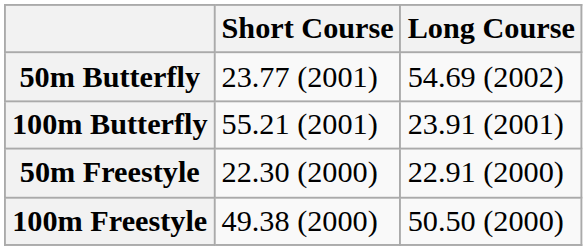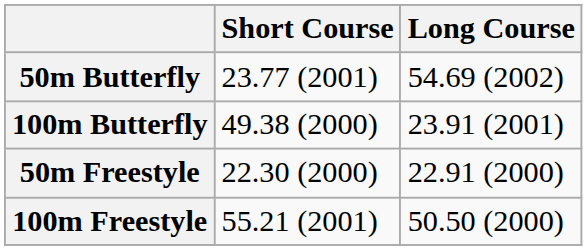(300, 124) 55.21 (2001) -> (300, 124) 49.38 (2000)
(300, 220) 49.38 (2000) -> (300, 220) 55.21 (2001)
